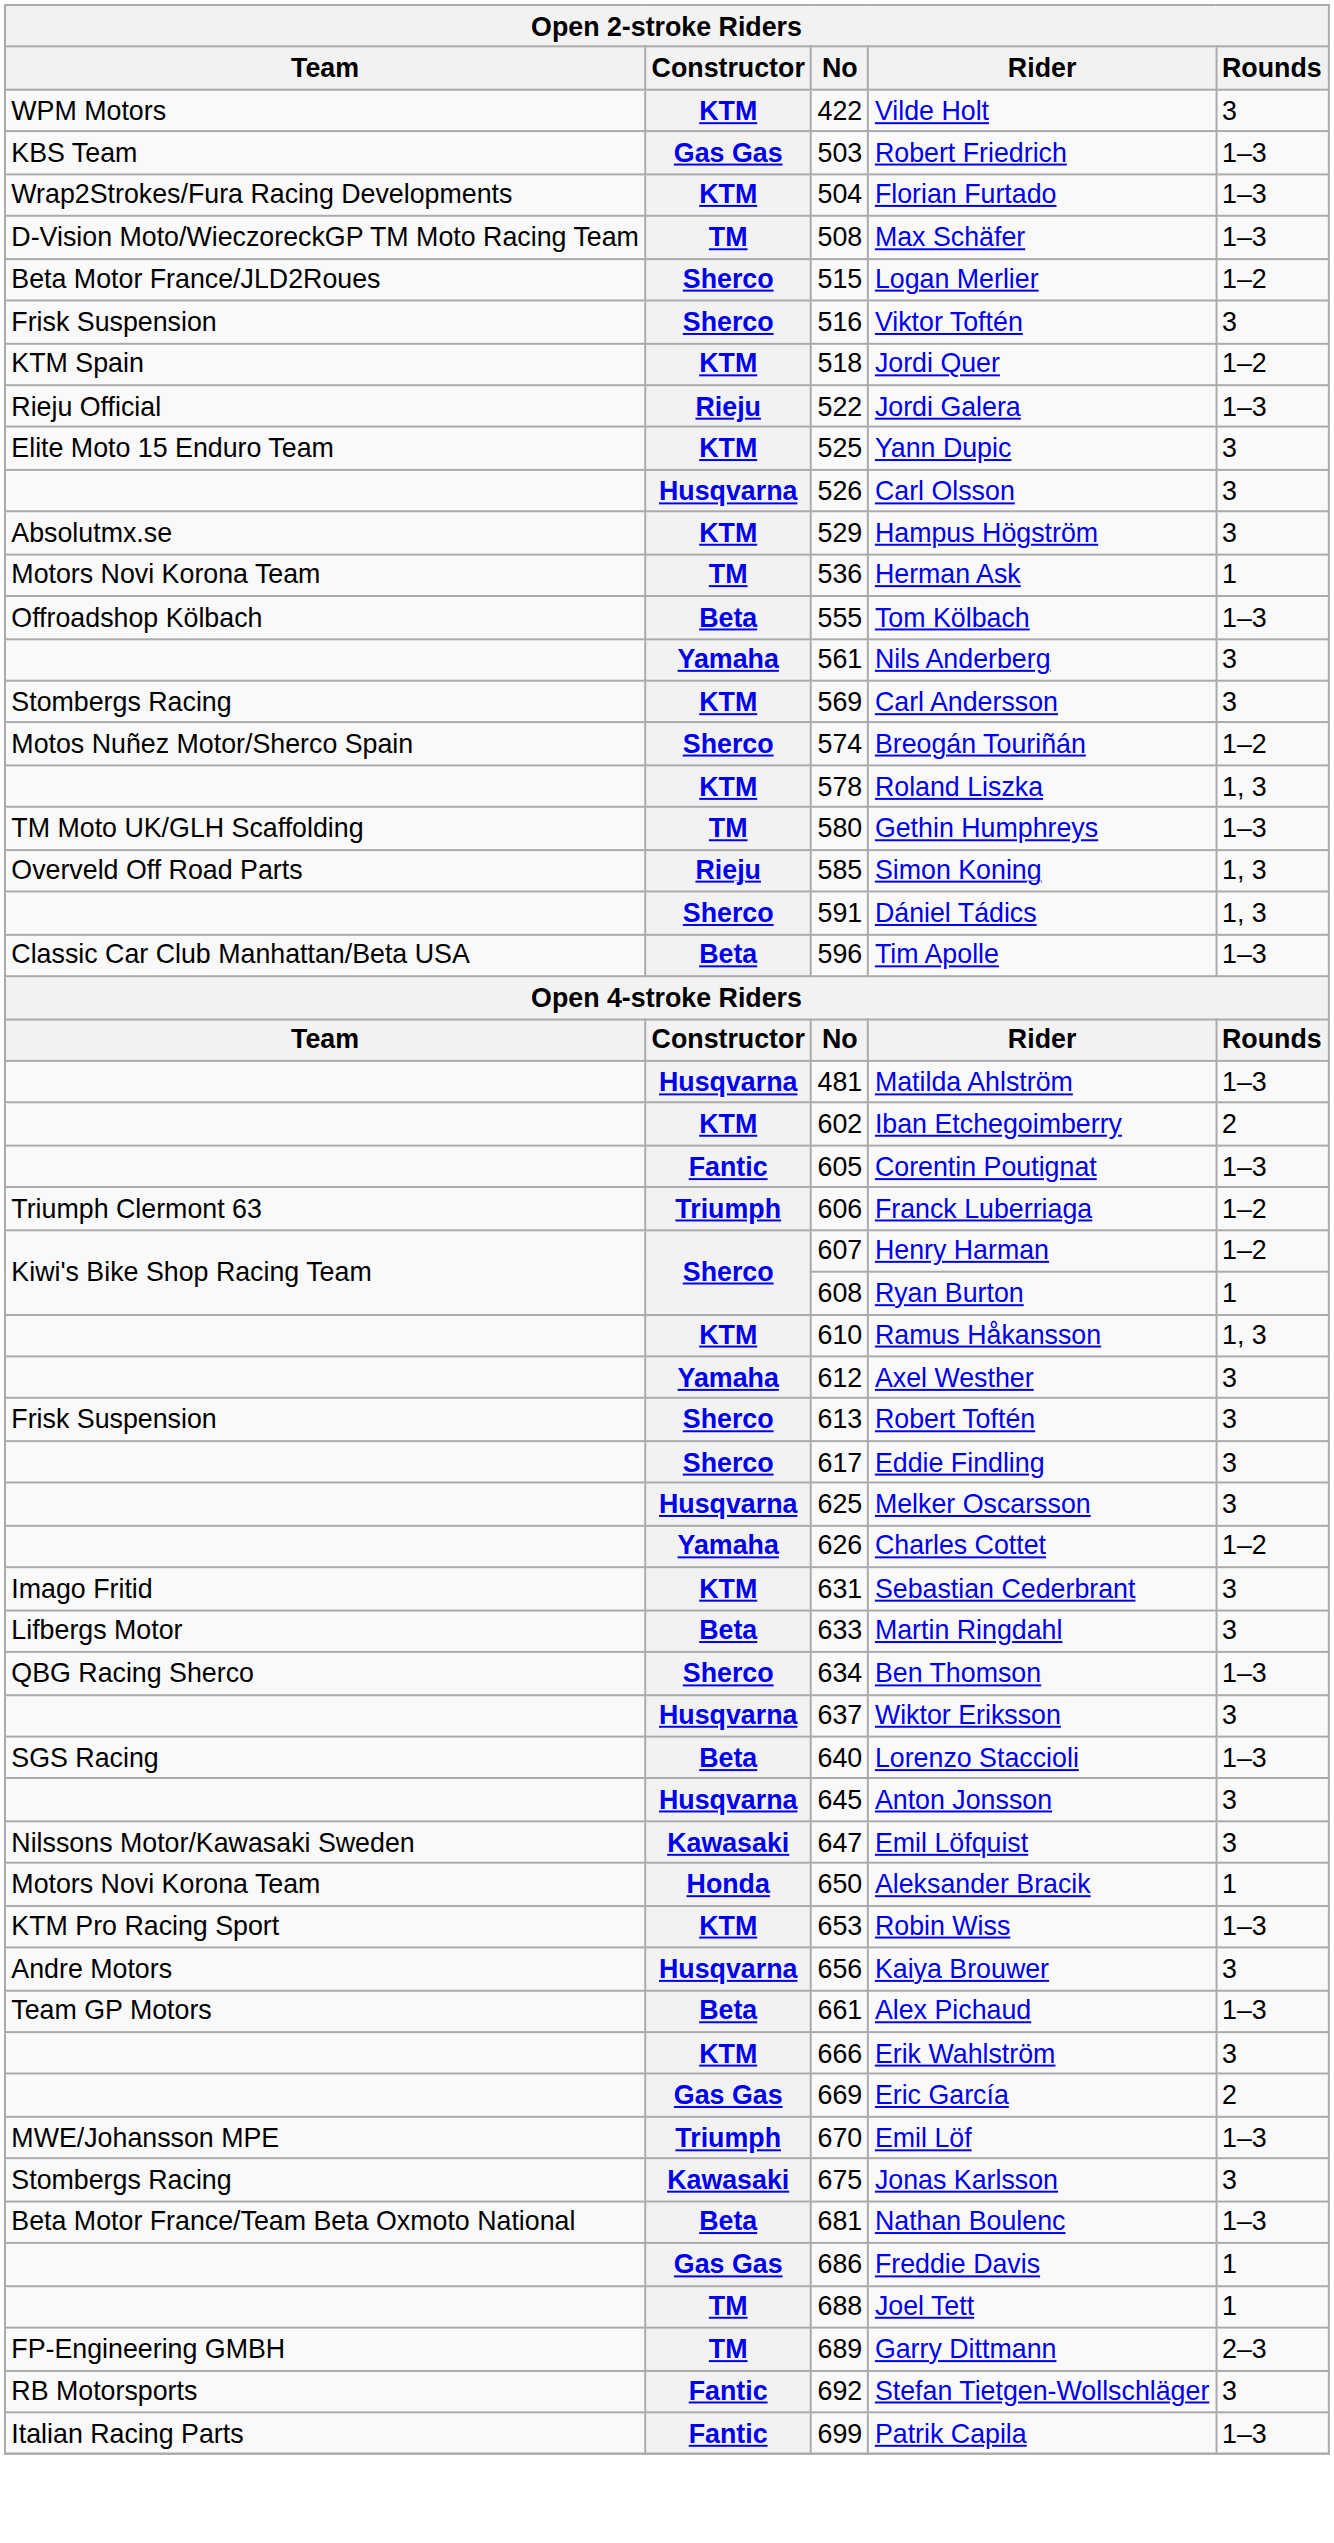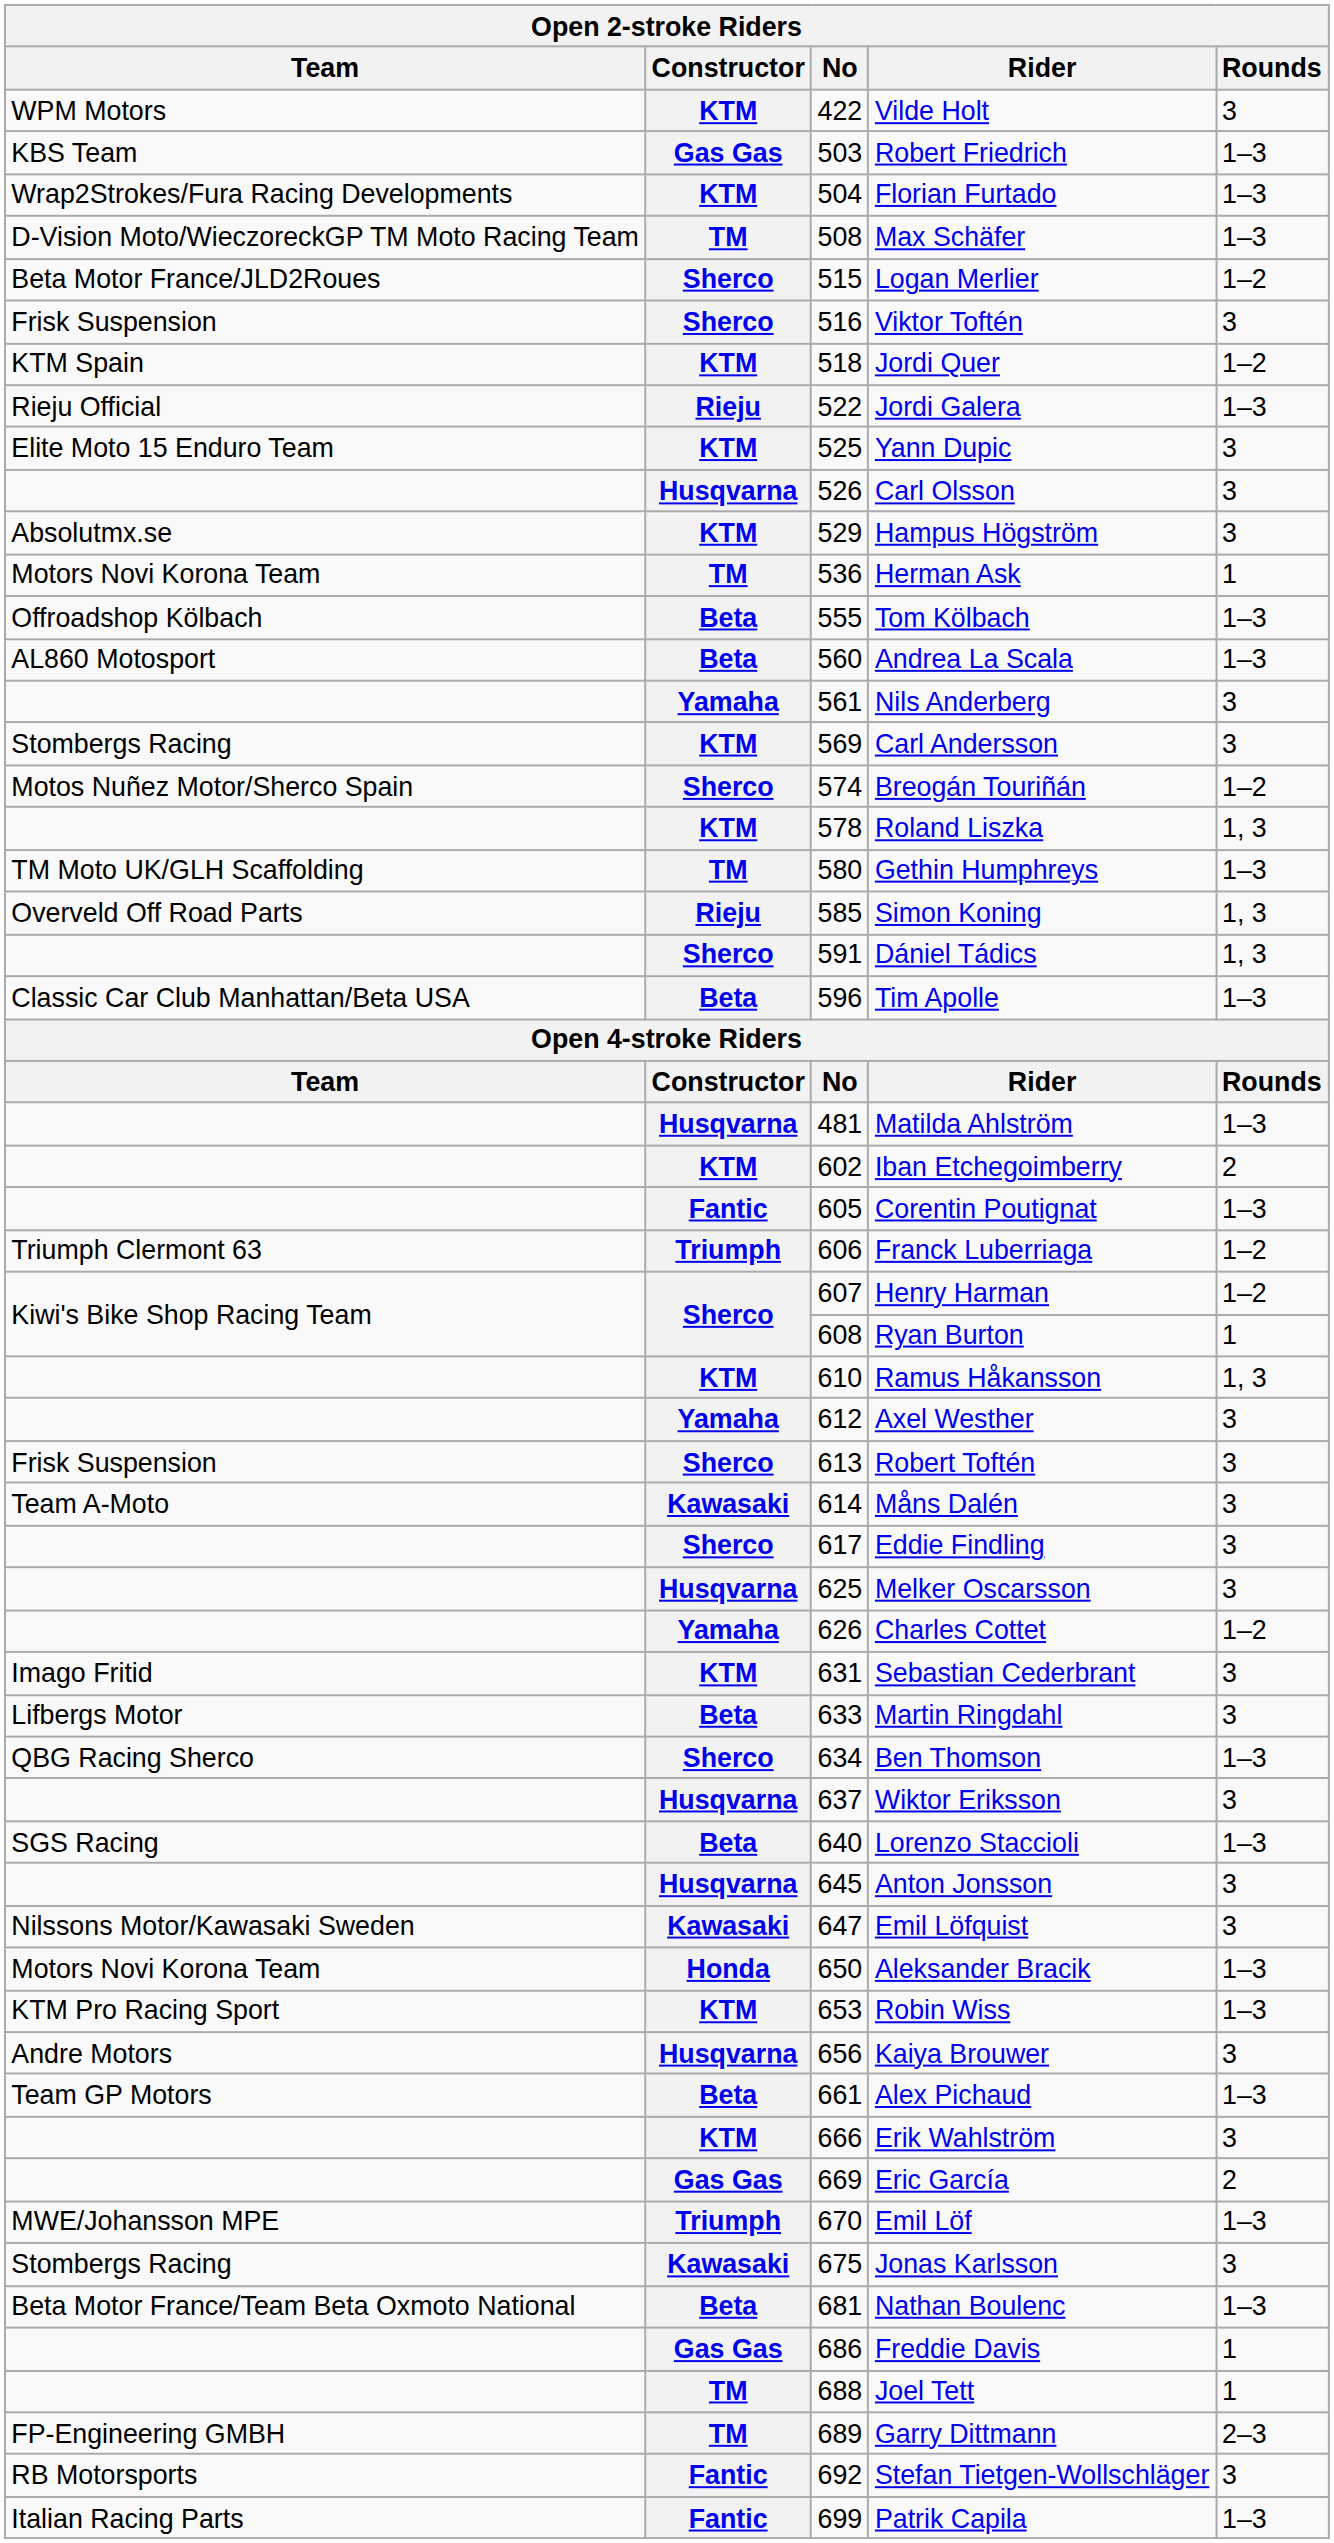+ row: (974, 659)
+ row: (946, 1504)
(1229, 1884) 1 -> (1244, 1968) 1–3
